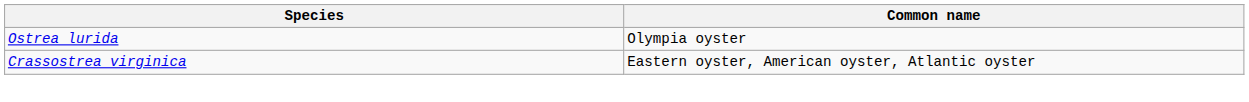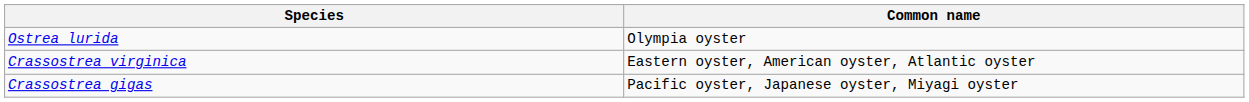+ row: (80, 85)
